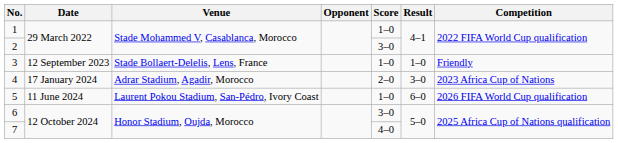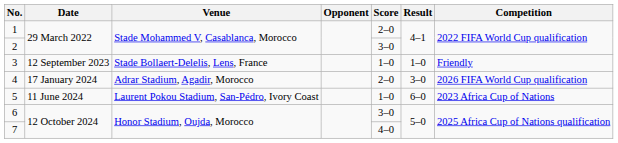(386, 29) 1–0 -> (386, 29) 2–0
(496, 79) 2023 Africa Cup of Nations -> (512, 79) 2026 FIFA World Cup qualification
(512, 96) 2026 FIFA World Cup qualification -> (496, 96) 2023 Africa Cup of Nations
